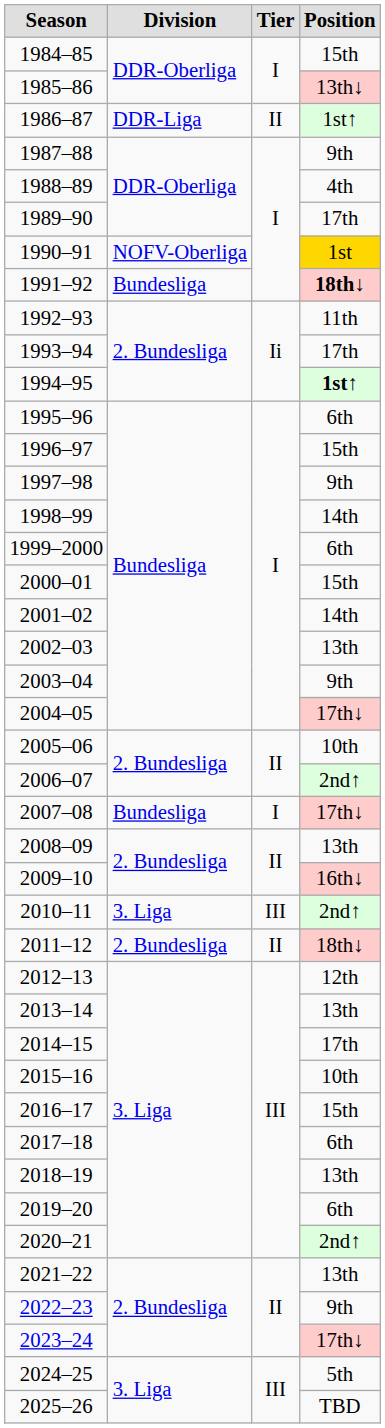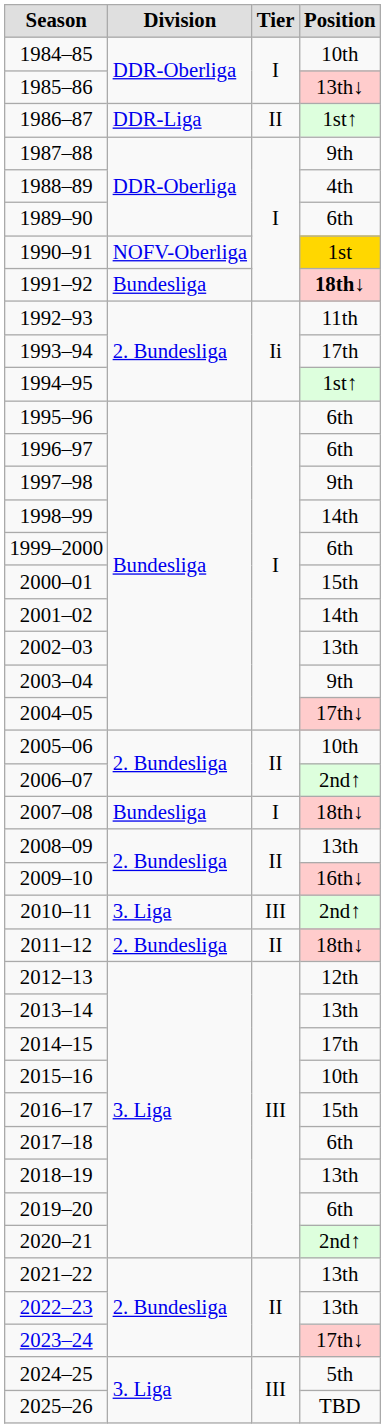(340, 53) 15th -> (340, 53) 10th
(340, 218) 17th -> (340, 218) 6th
(340, 383) bold -> (340, 383) normal
(340, 449) 15th -> (340, 449) 6th
(340, 812) 17th↓ -> (340, 812) 18th↓
(340, 1307) 9th -> (340, 1307) 13th
